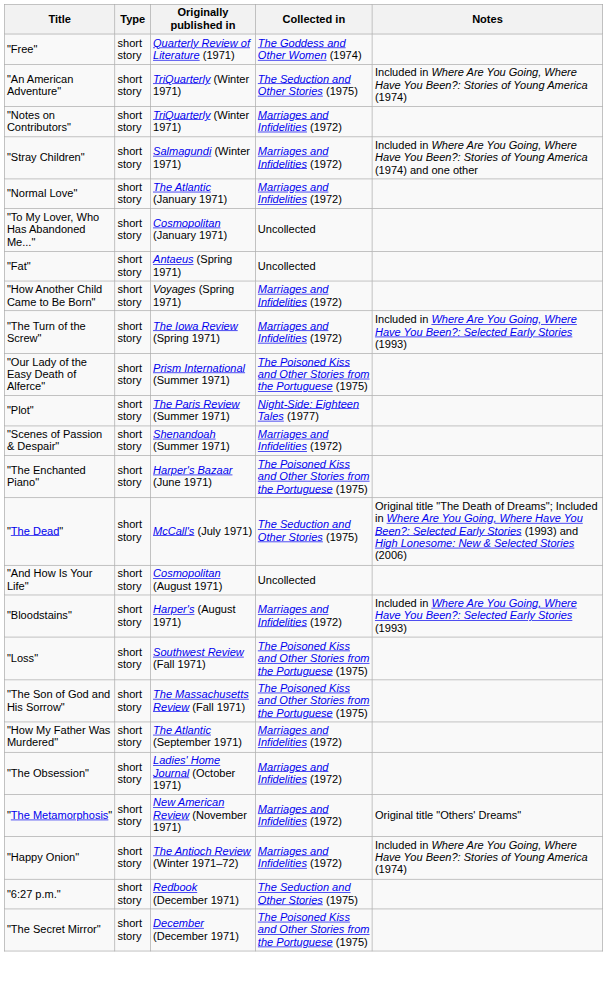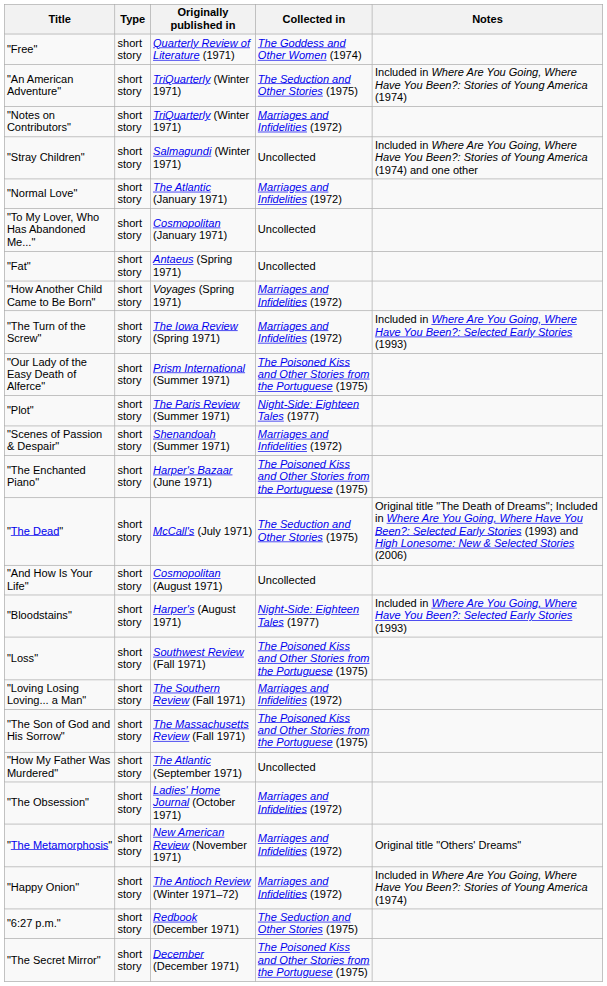(300, 157) Marriages and Infidelities (1972) -> (287, 157) Uncollected
(300, 616) Marriages and Infidelities (1972) -> (308, 616) Night-Side: Eighteen Tales (1977)
+ row: (47, 694)
(300, 737) Marriages and Infidelities (1972) -> (287, 767) Uncollected
